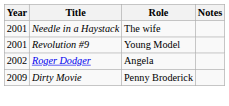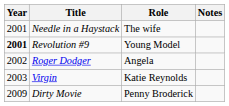(17, 45) normal -> (17, 45) bold
+ row: (44, 77)
